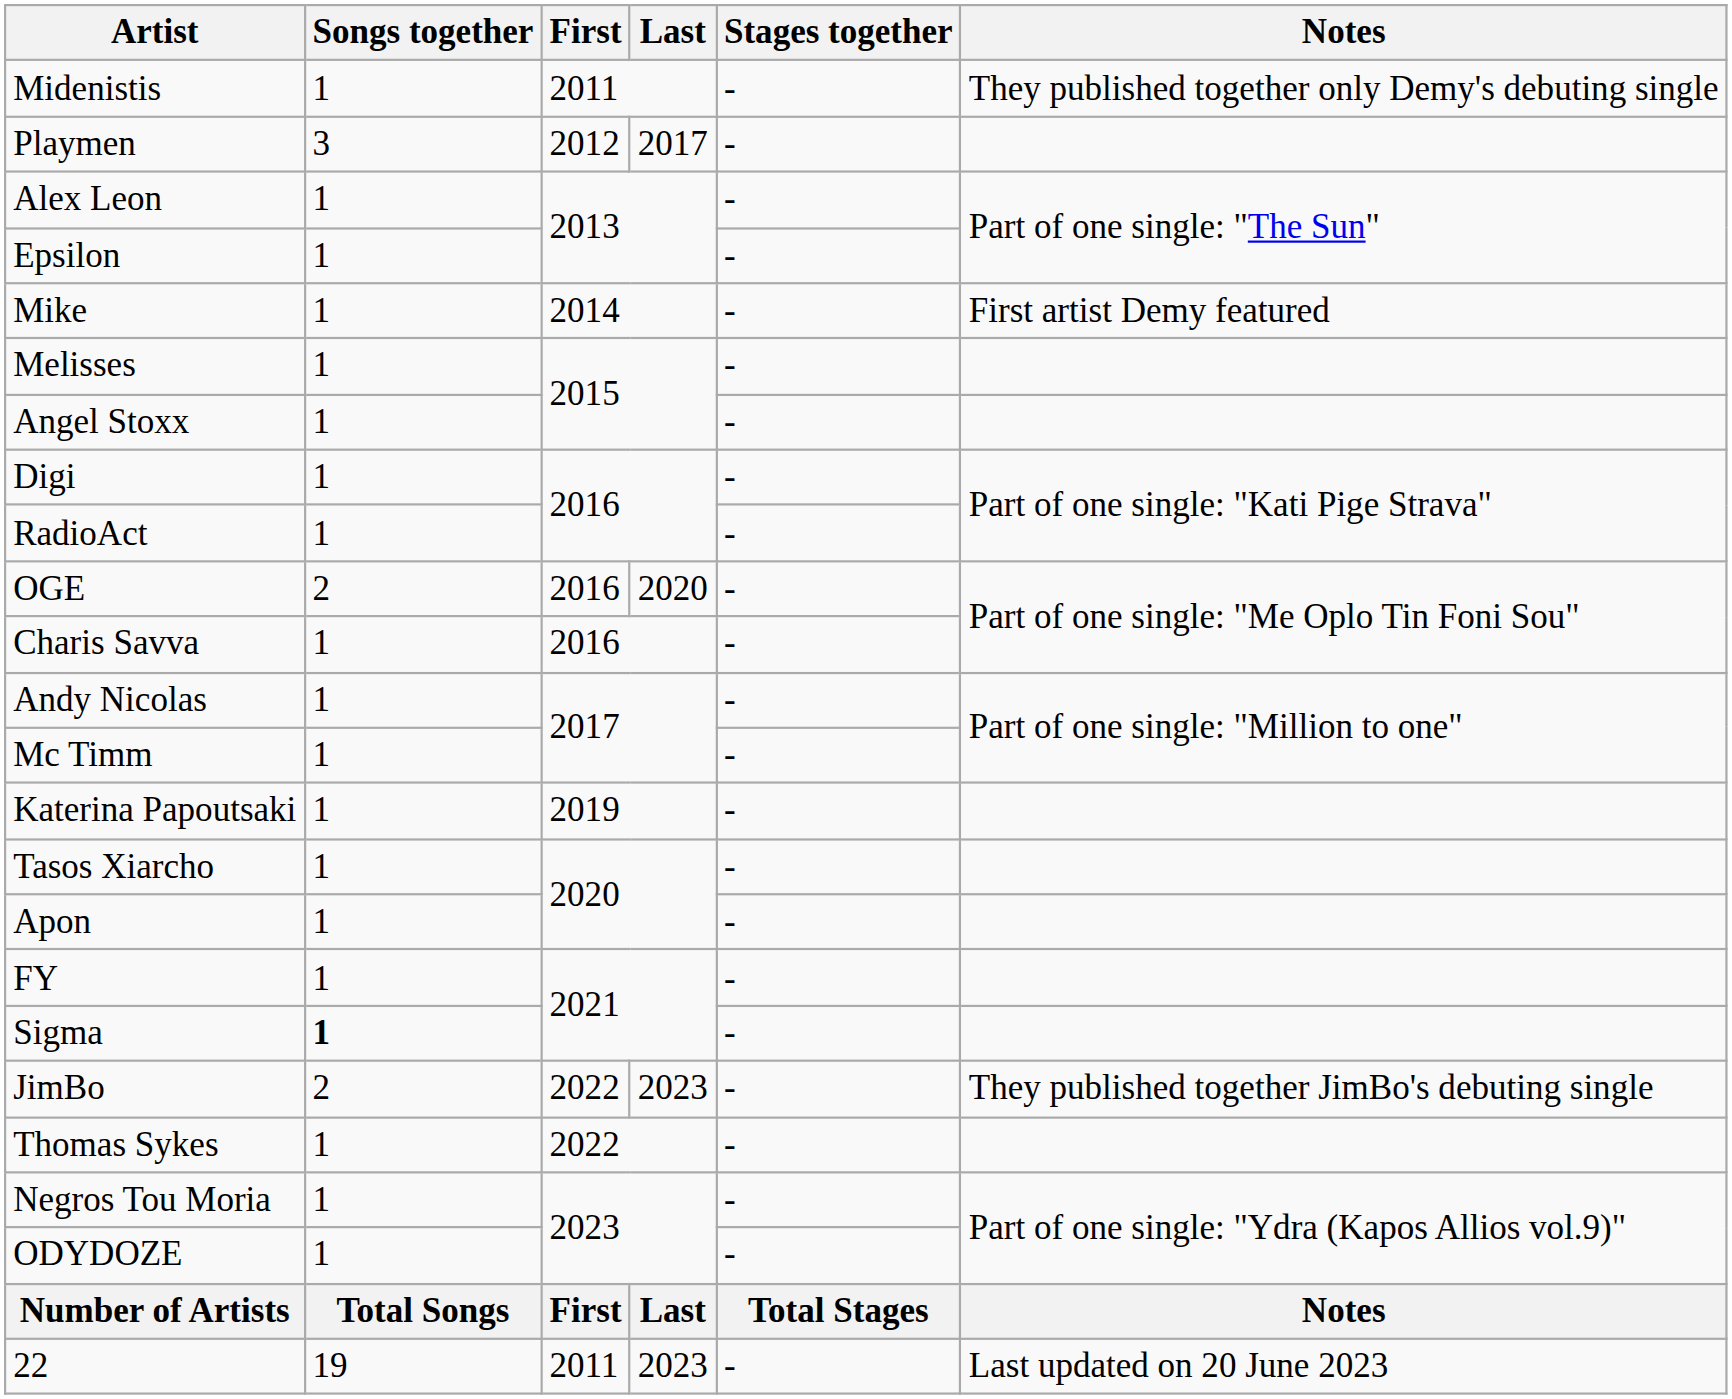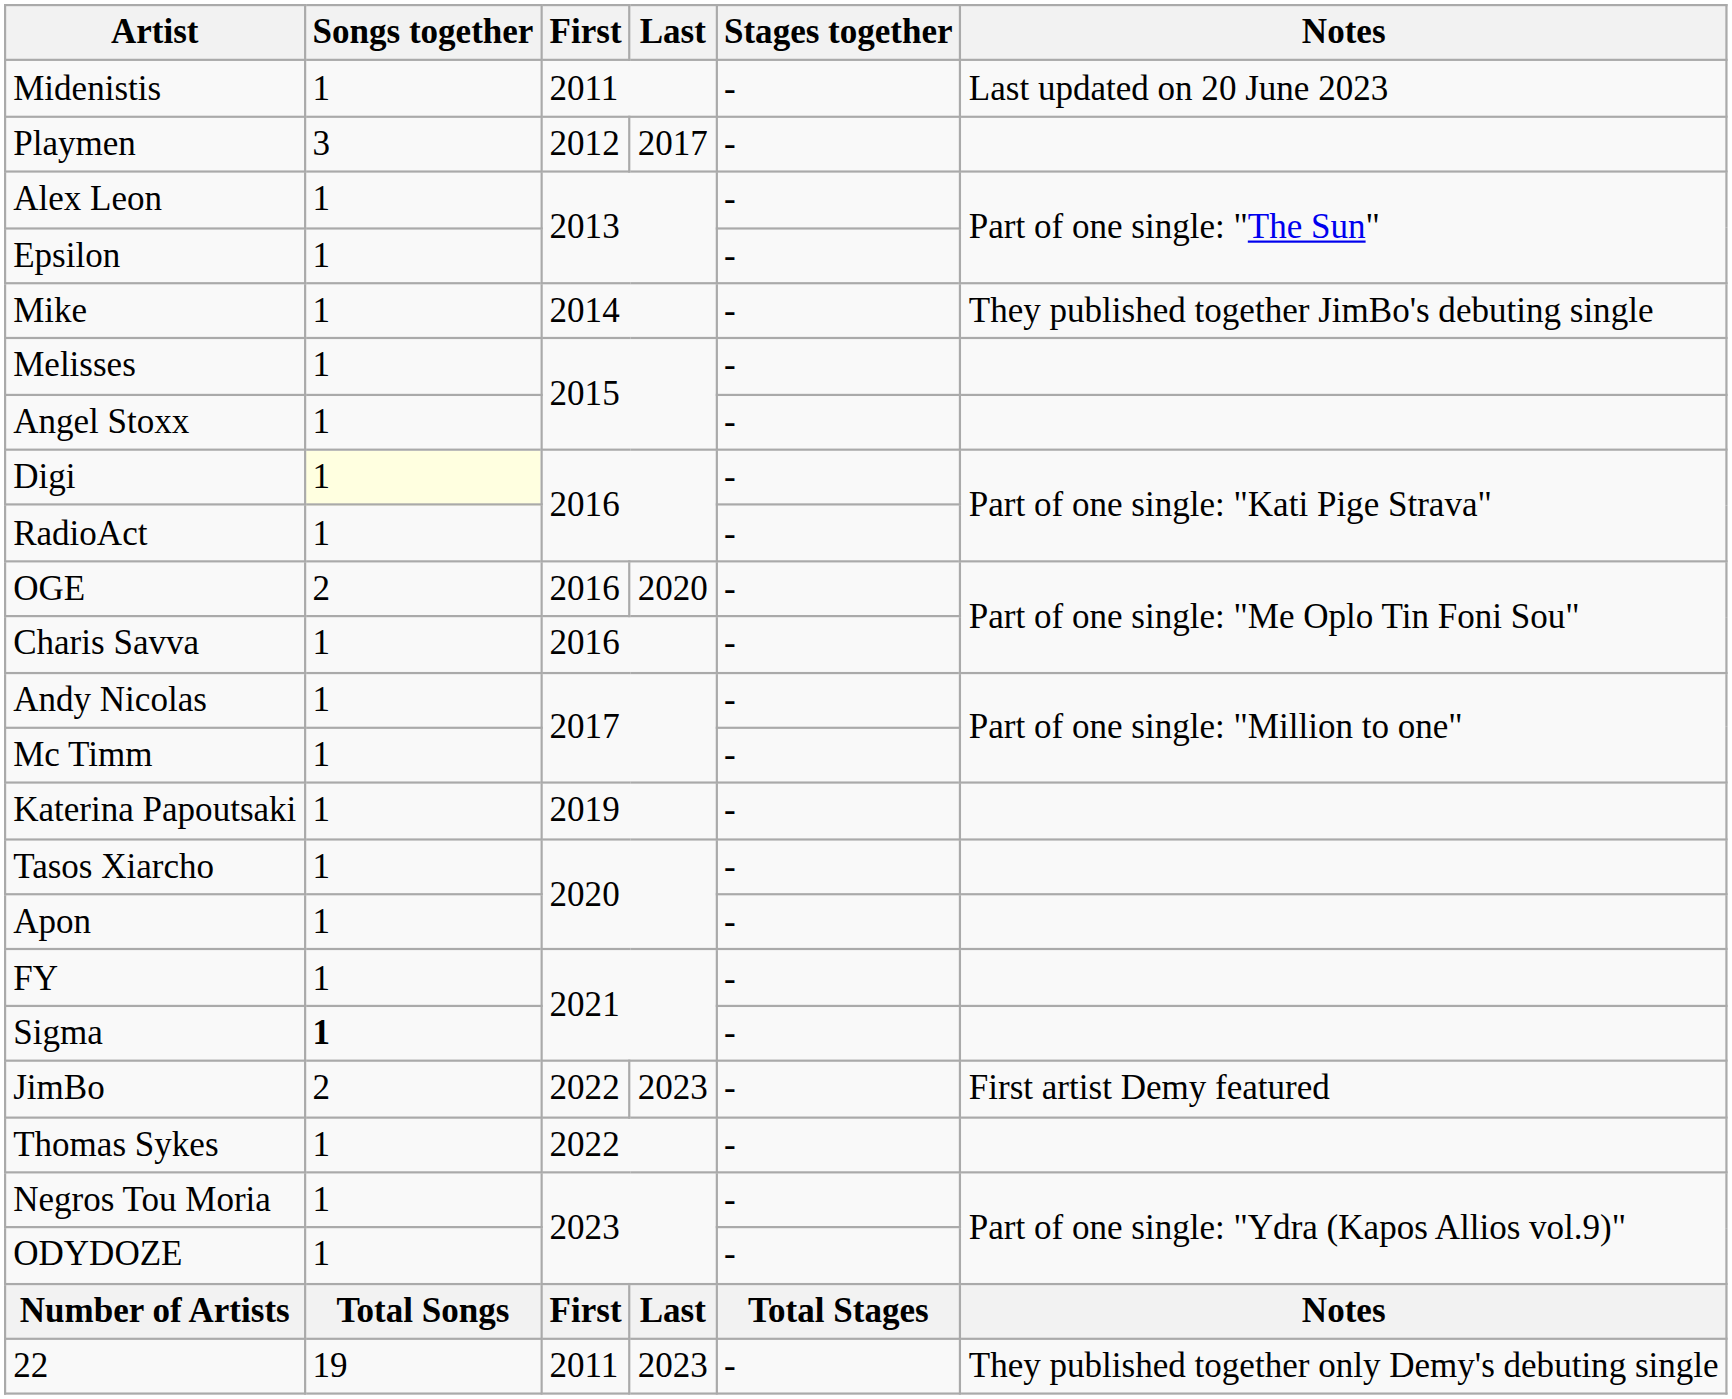(1344, 87) They published together only Demy's debuting single -> (1179, 87) Last updated on 20 June 2023
(1149, 310) First artist Demy featured -> (1311, 310) They published together JimBo's debuting single
(321, 476) no background -> (321, 476) lightyellow background
(1311, 1088) They published together JimBo's debuting single -> (1149, 1088) First artist Demy featured
(1179, 1365) Last updated on 20 June 2023 -> (1344, 1365) They published together only Demy's debuting single
